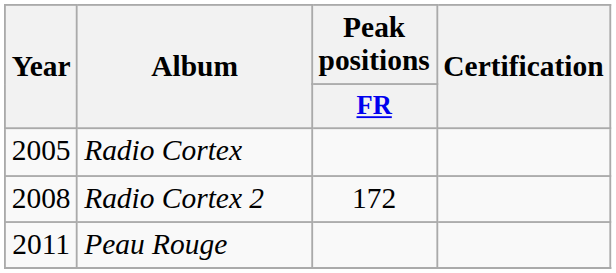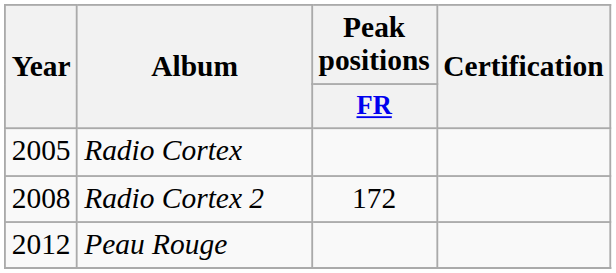(41, 244) 2011 -> (41, 244) 2012
